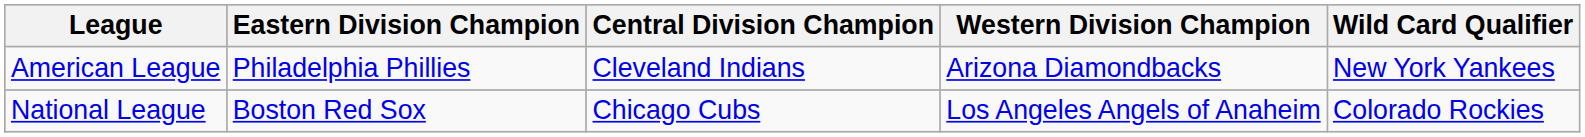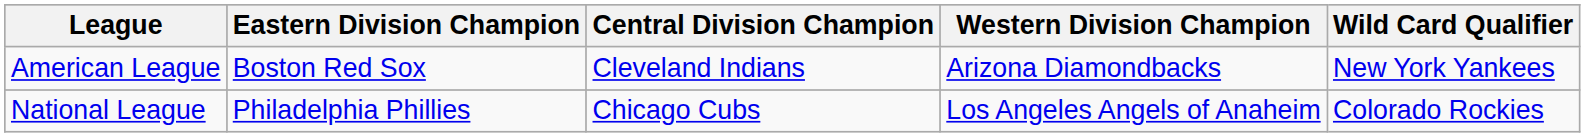(352, 68) Philadelphia Phillies -> (329, 68) Boston Red Sox
(329, 110) Boston Red Sox -> (352, 110) Philadelphia Phillies
